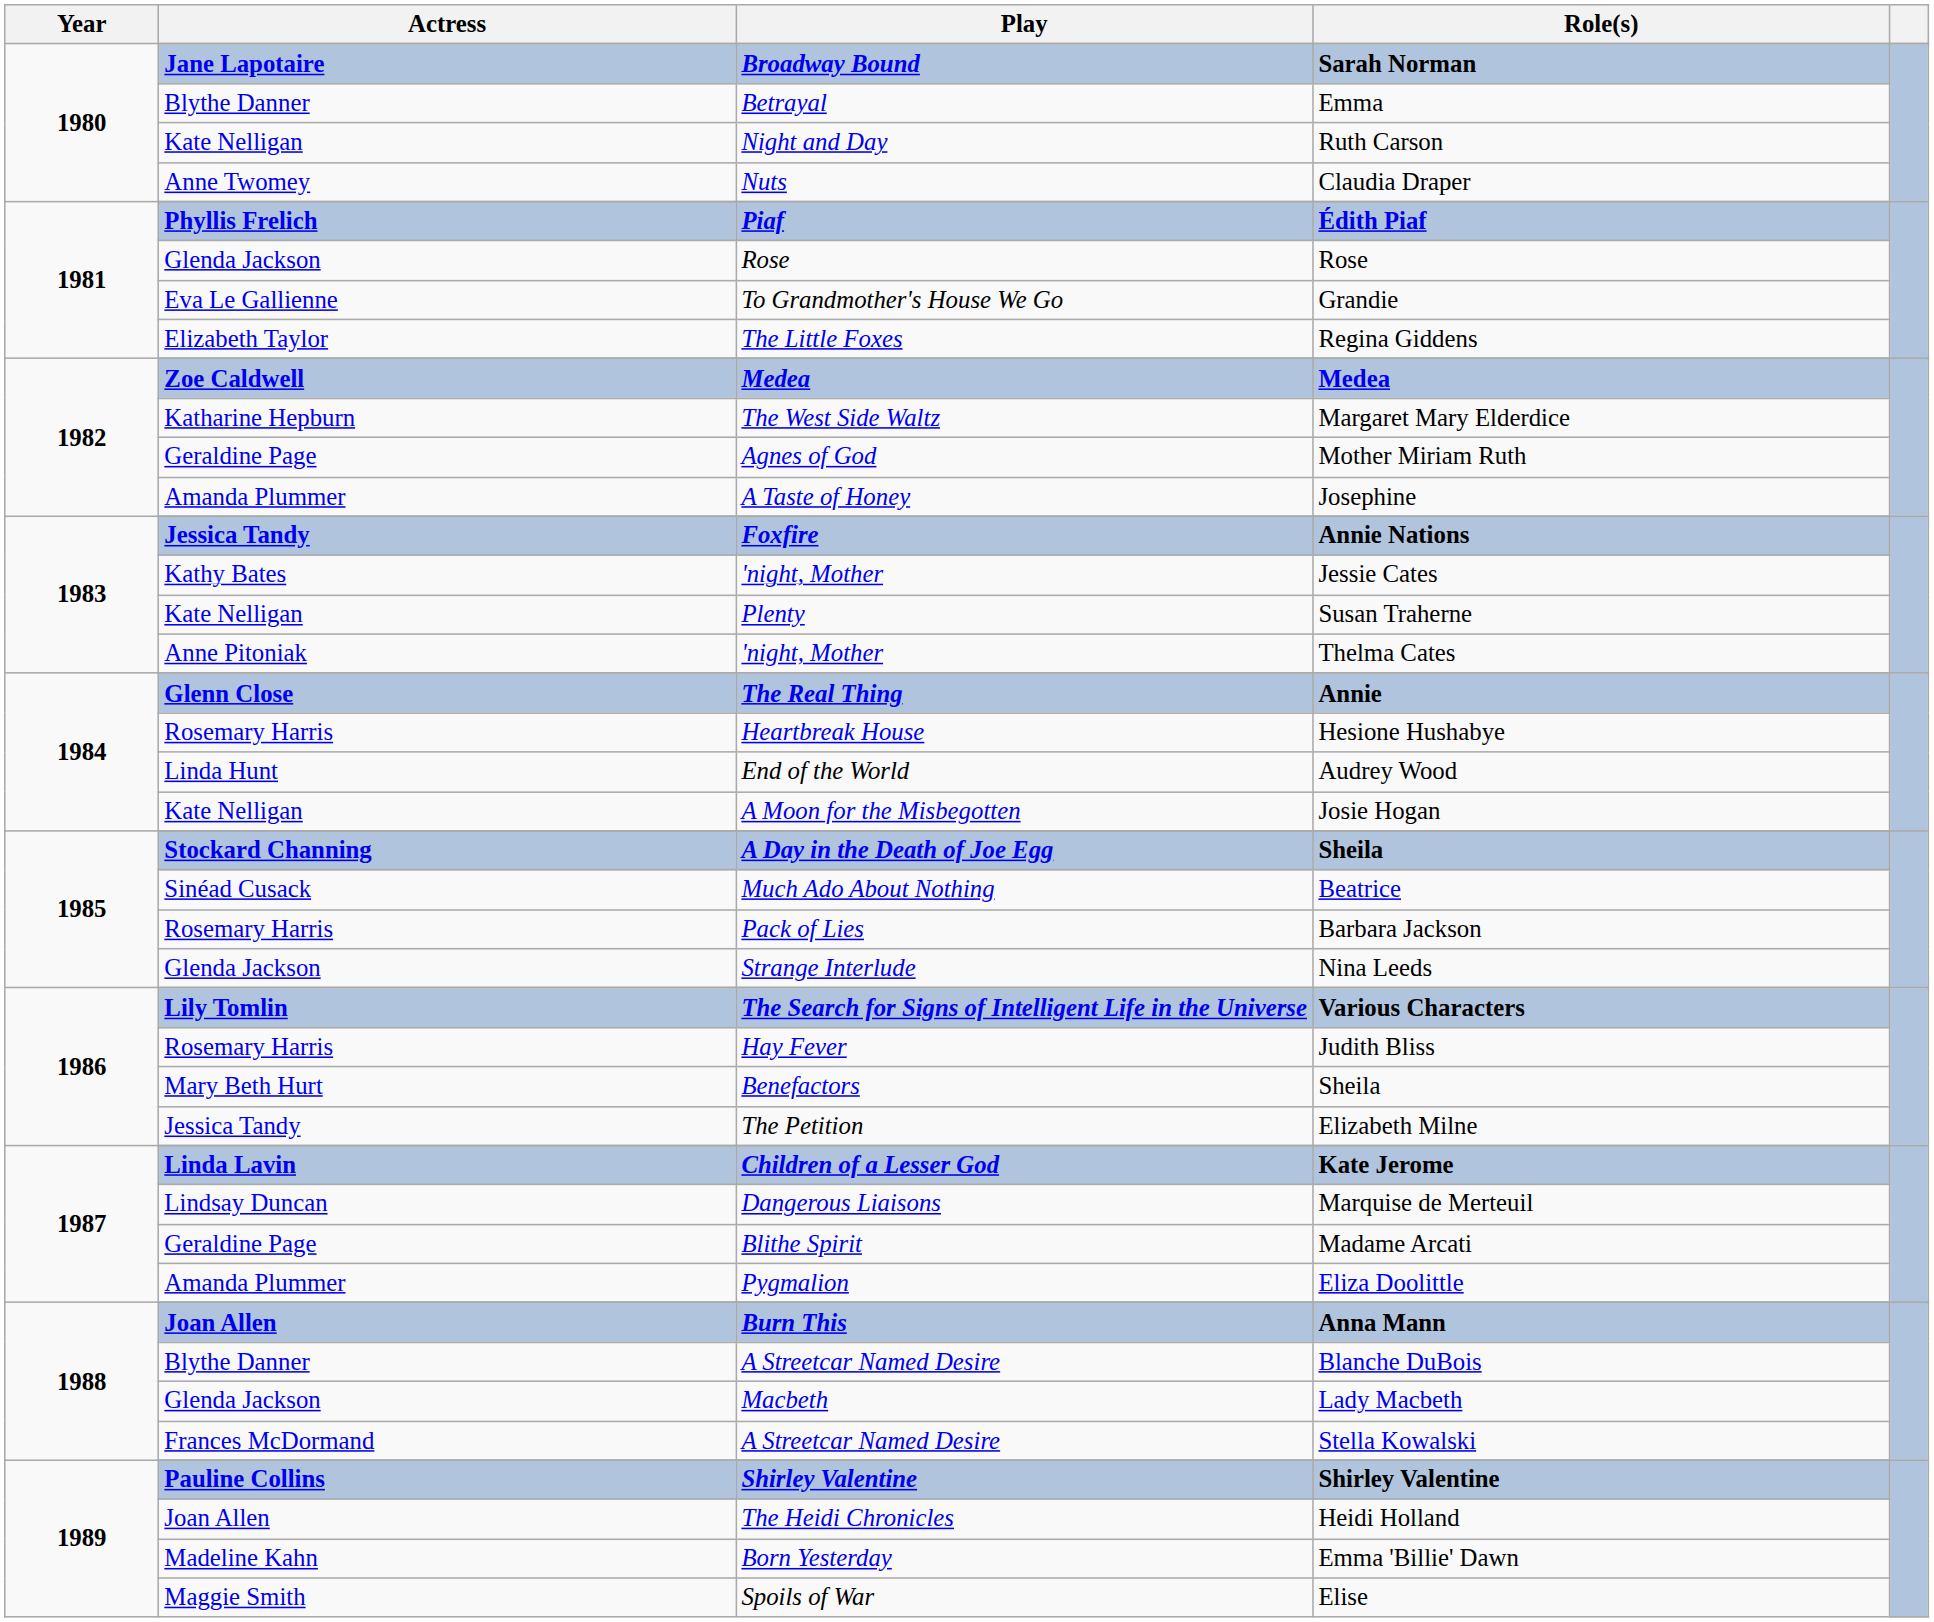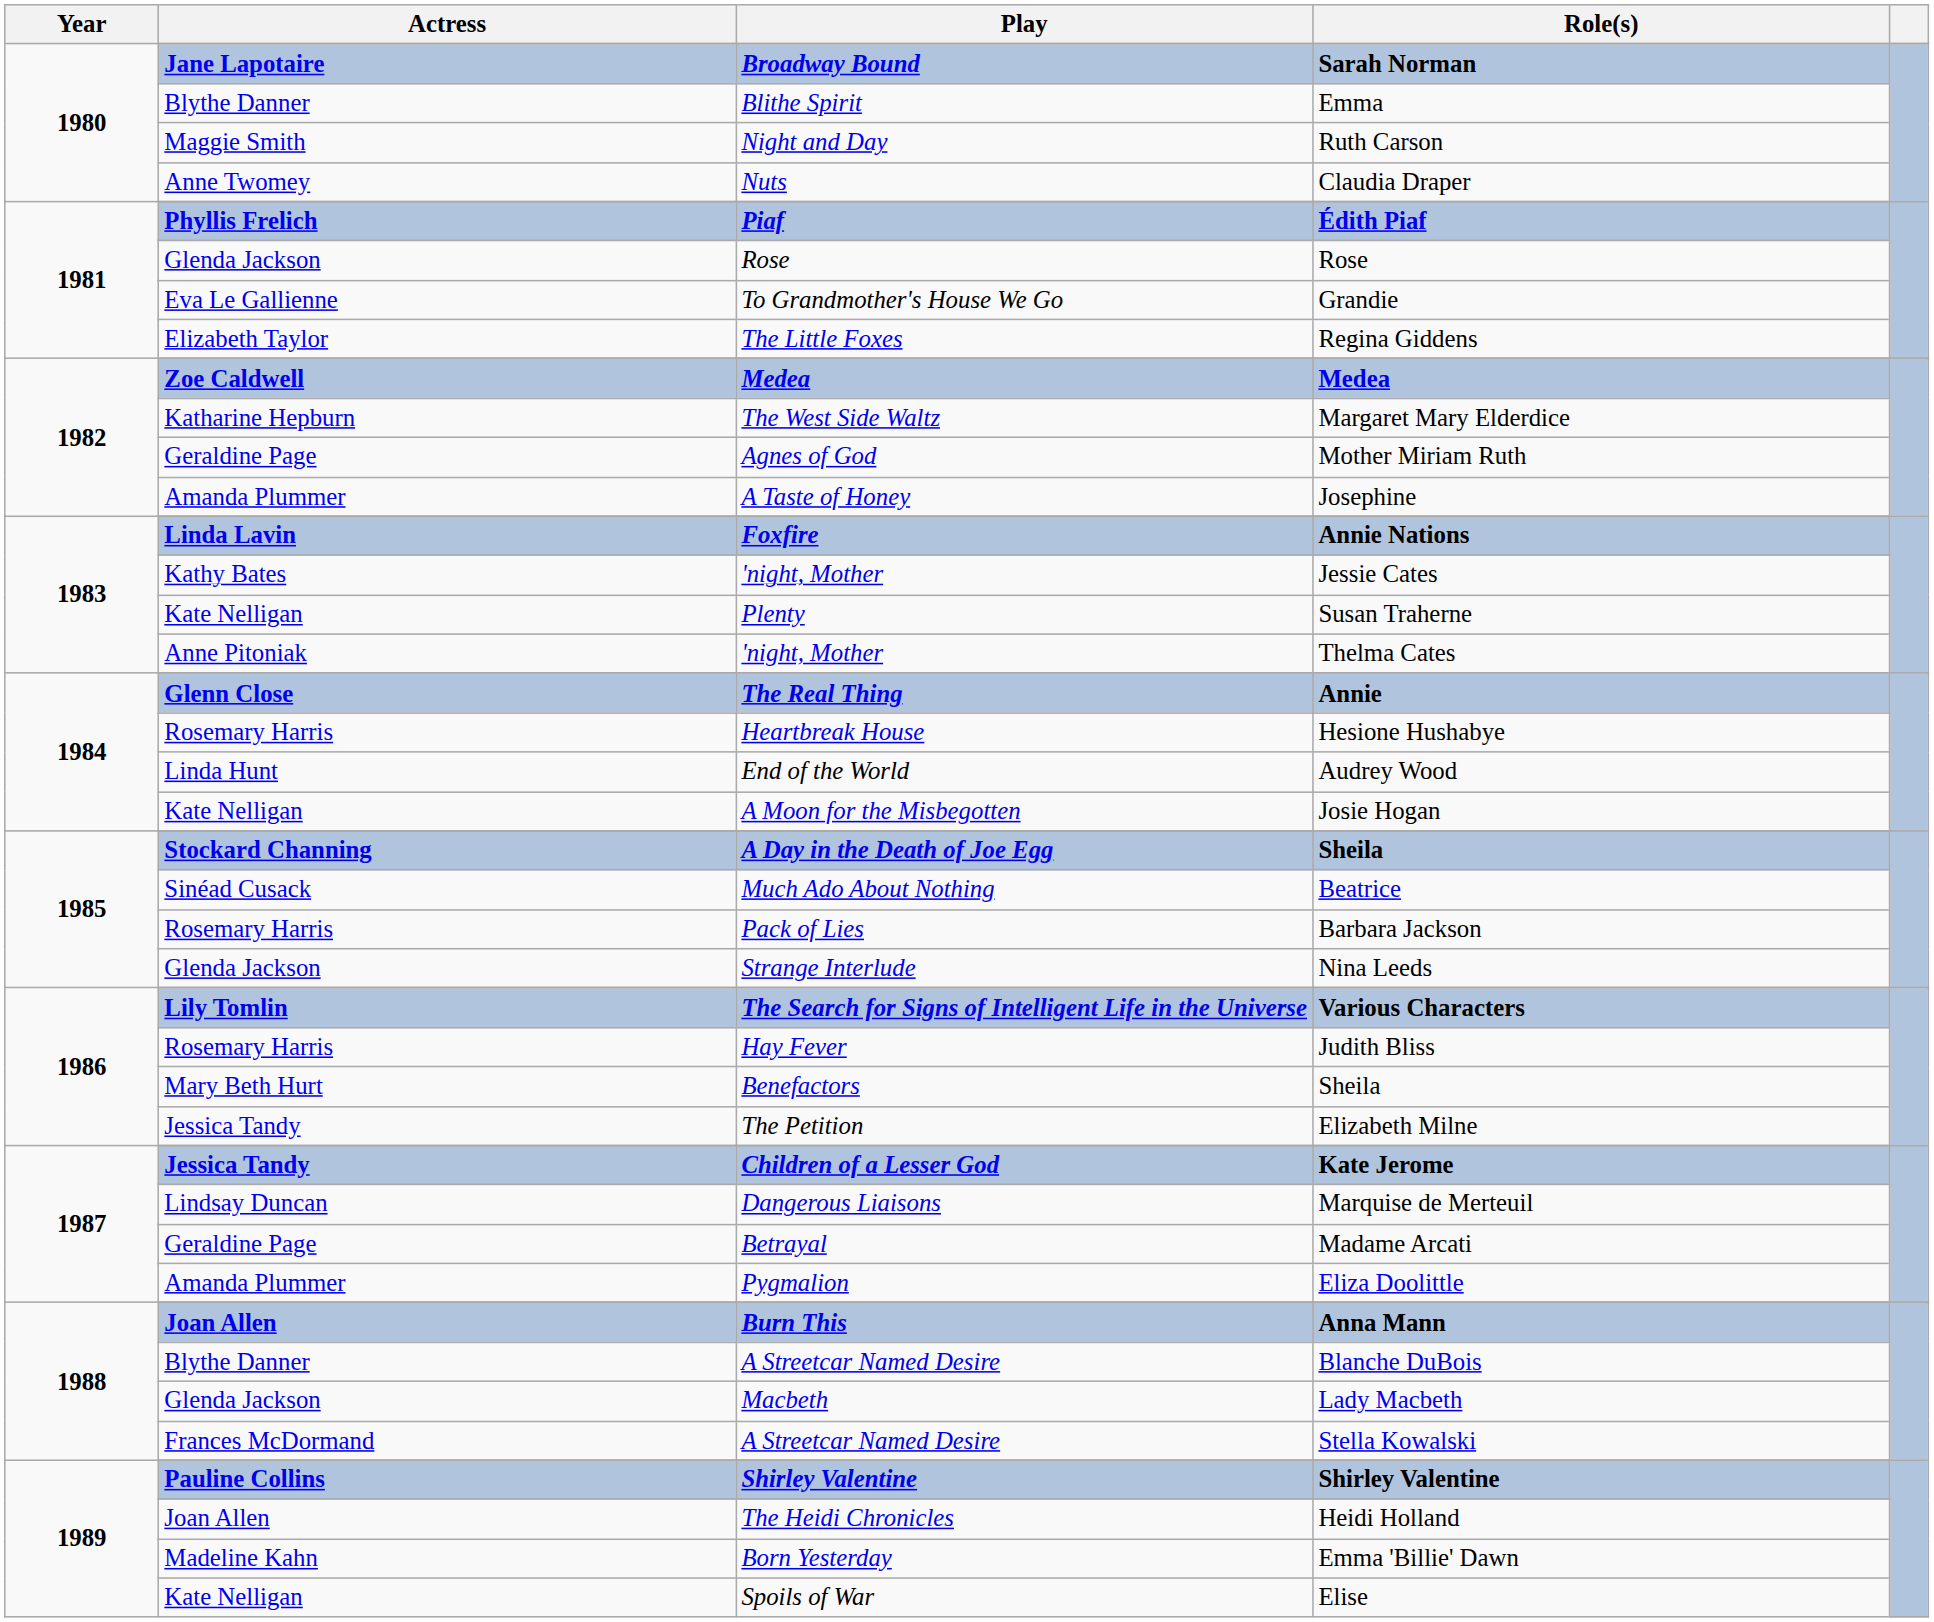(784, 102) Betrayal -> (802, 102) Blithe Spirit
(234, 142) Kate Nelligan -> (235, 142) Maggie Smith
(237, 535) Jessica Tandy -> (230, 535) Linda Lavin
(230, 1164) Linda Lavin -> (237, 1164) Jessica Tandy
(802, 1243) Blithe Spirit -> (784, 1243) Betrayal
(235, 1597) Maggie Smith -> (234, 1597) Kate Nelligan
